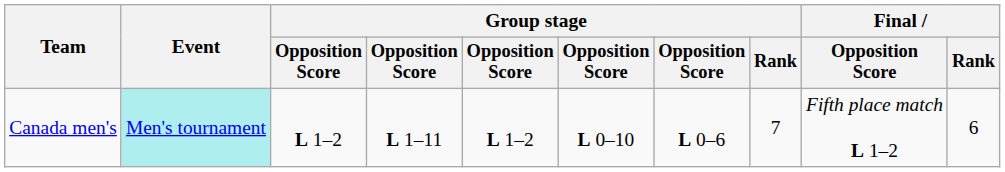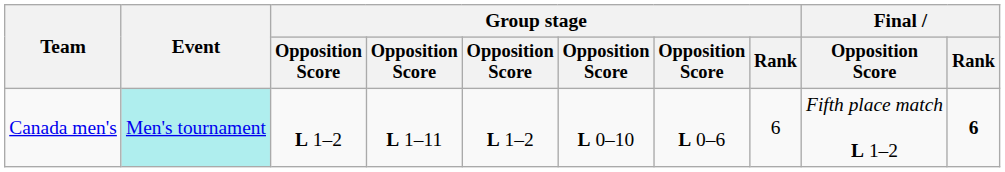(776, 127) 7 -> (776, 127) 6
(974, 127) normal -> (974, 127) bold
